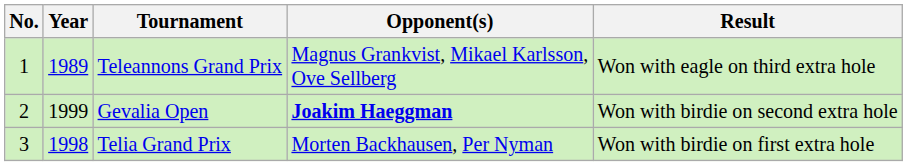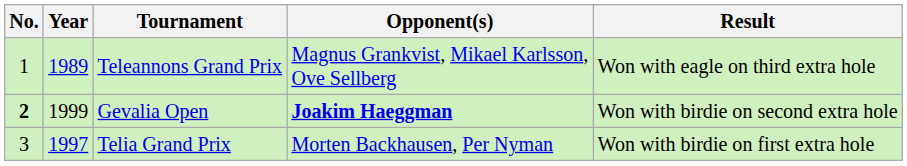(24, 111) normal -> (24, 111) bold
(68, 144) 1998 -> (68, 144) 1997
